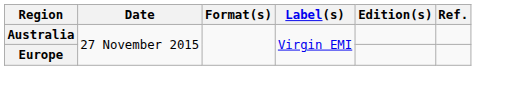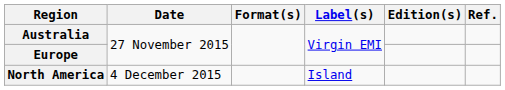+ row: (56, 75)
